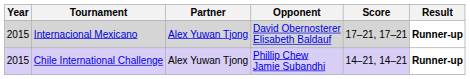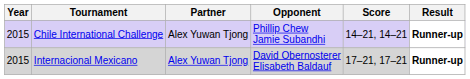rows swapped: (86, 34) <-> (99, 61)
